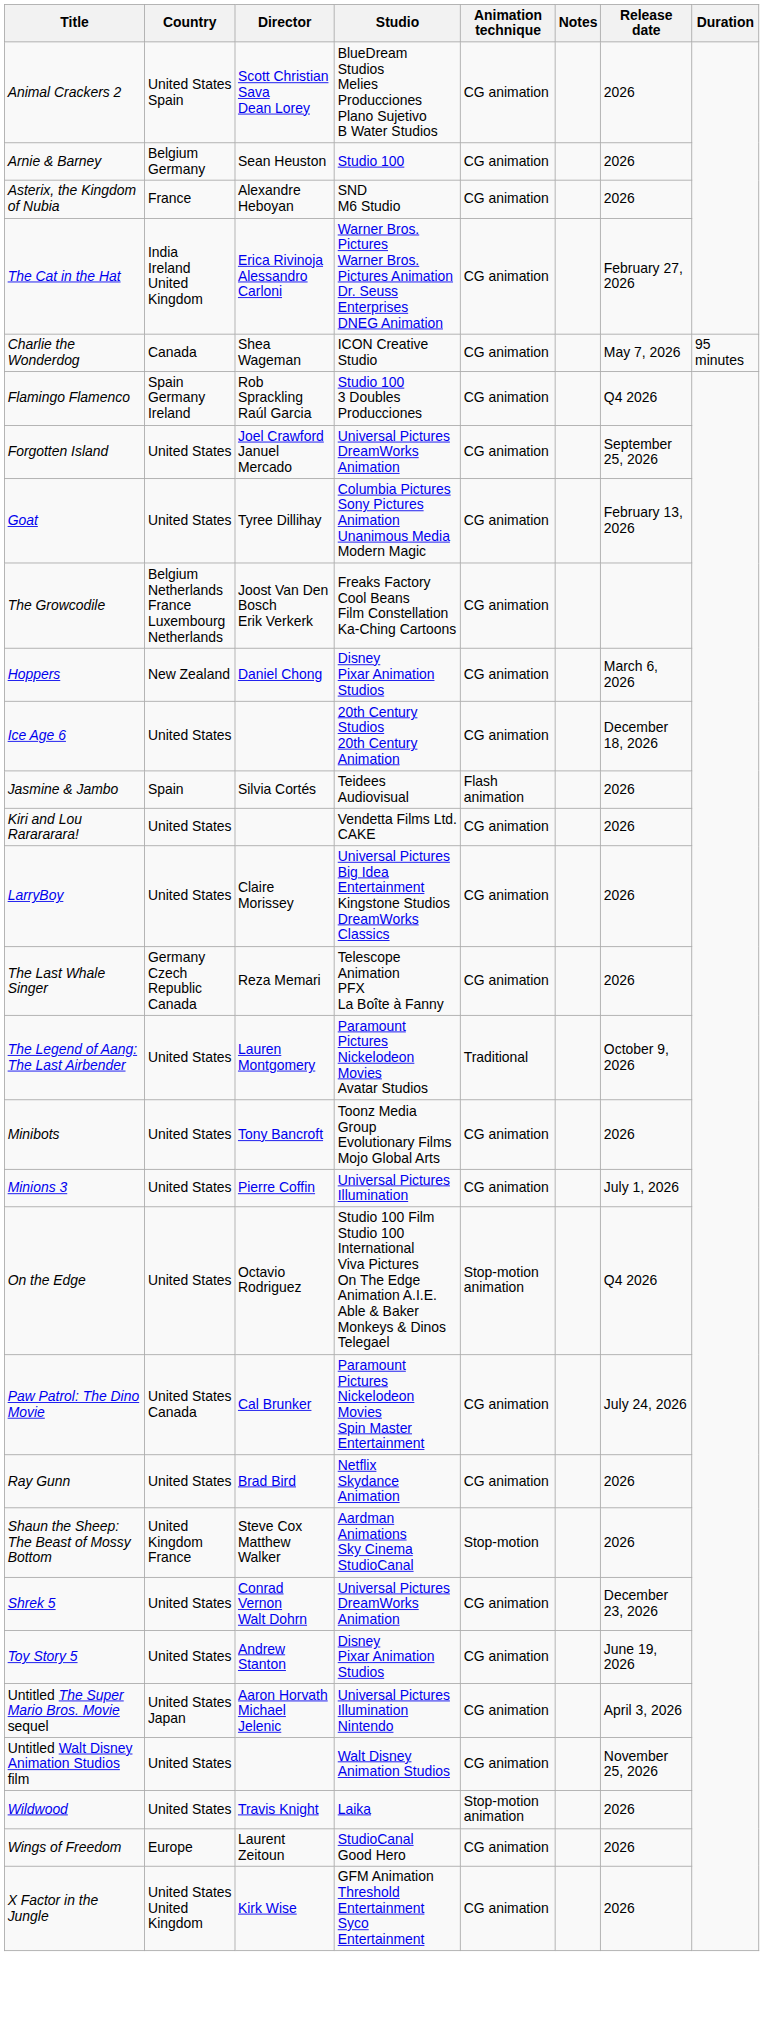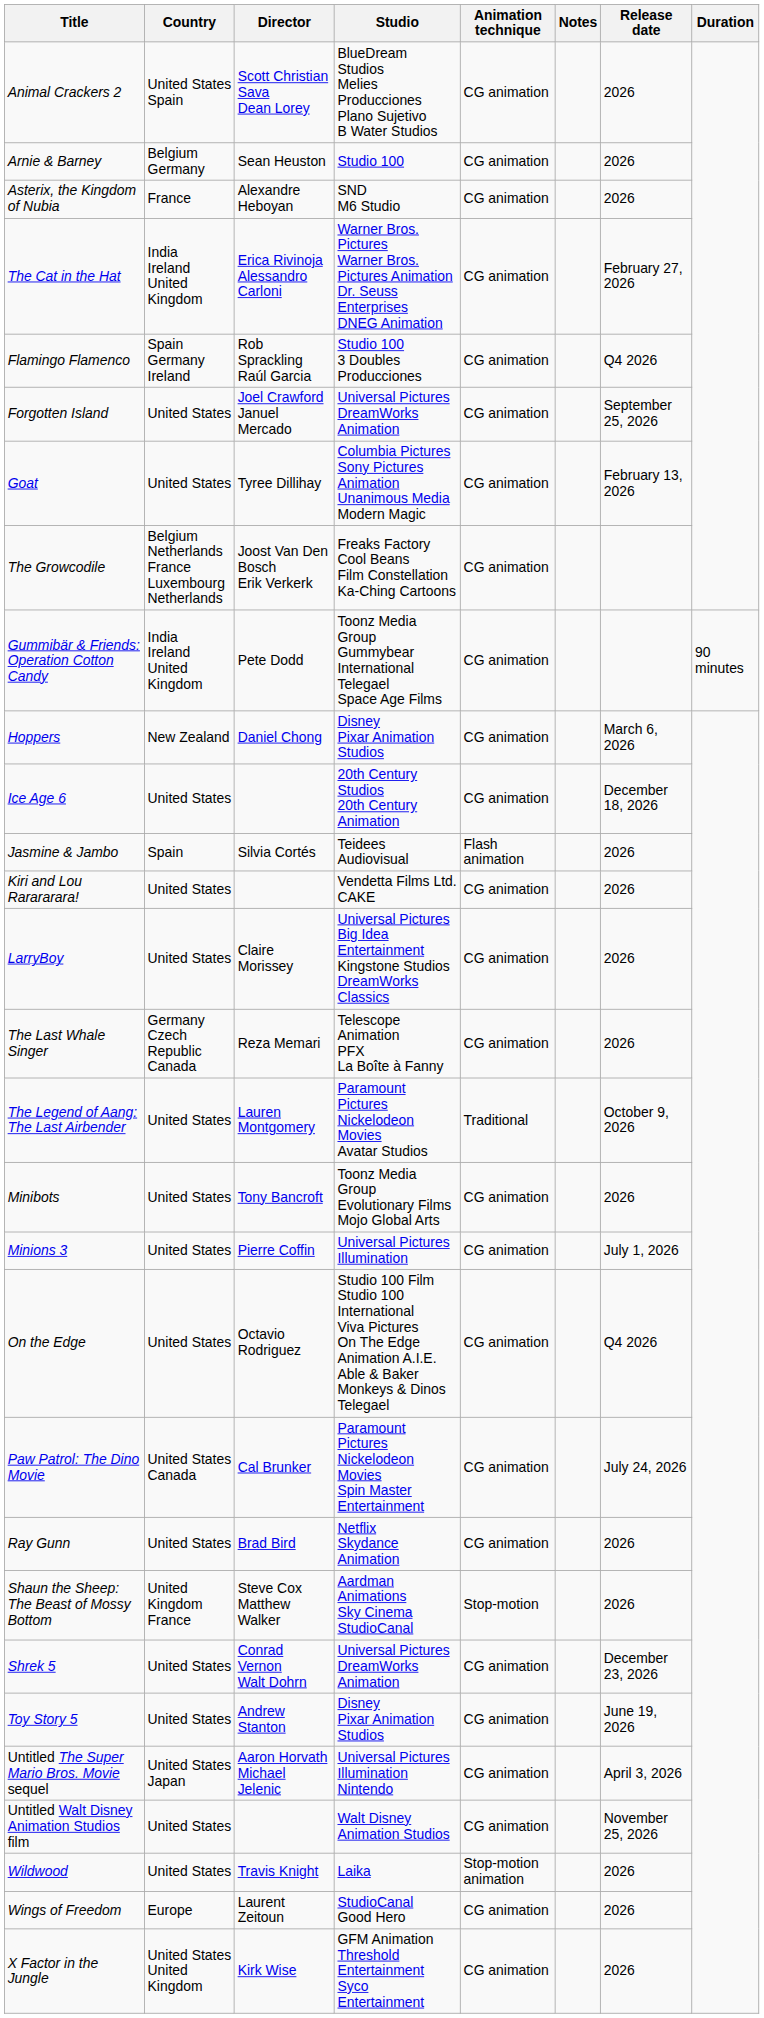- row: (44, 352)
+ row: (74, 660)
(501, 1280) Stop-motion animation -> (506, 1343) CG animation
